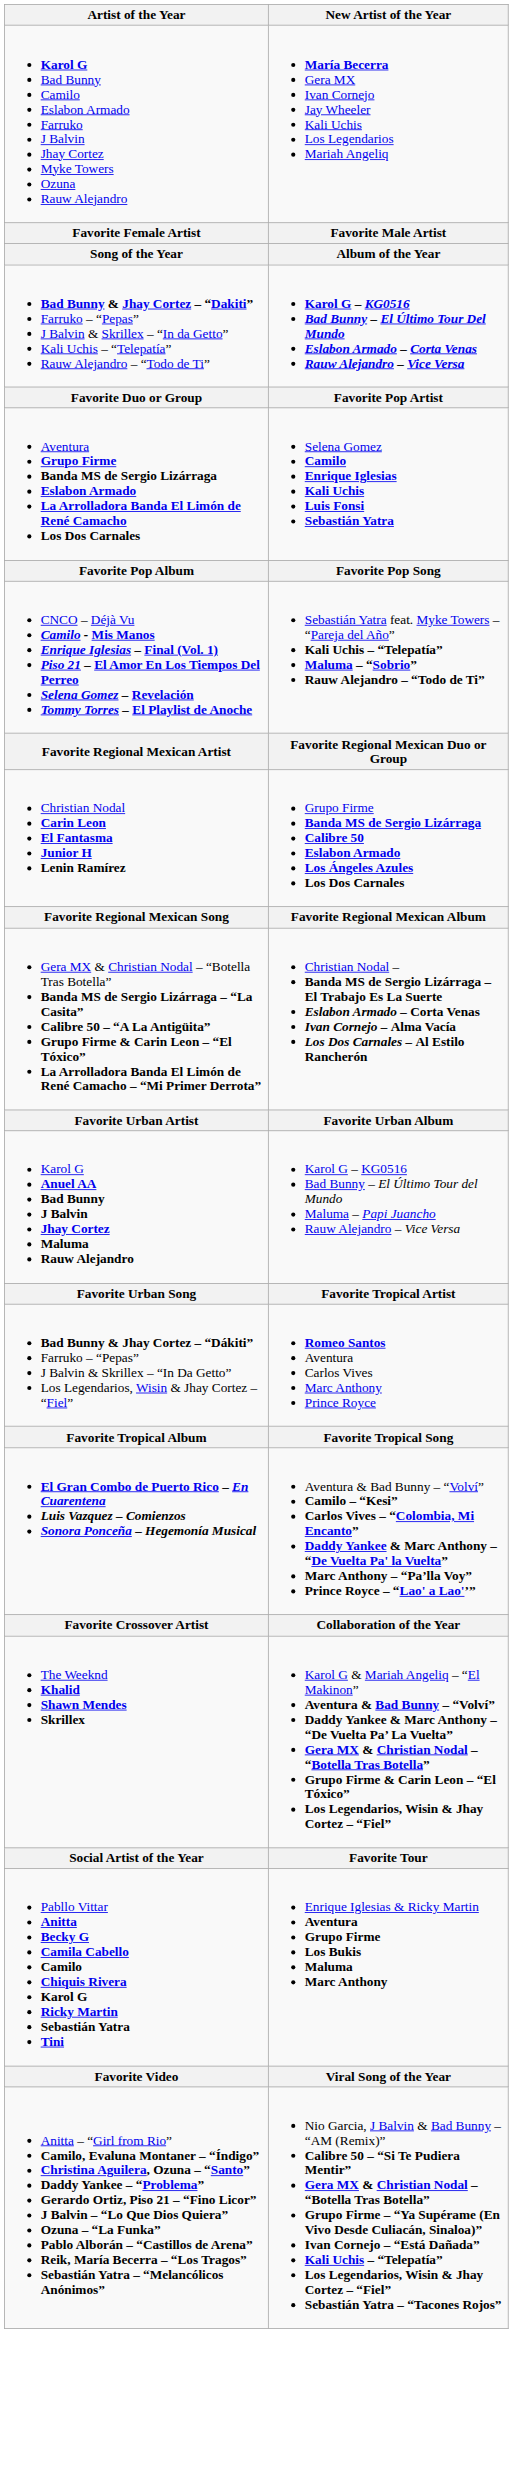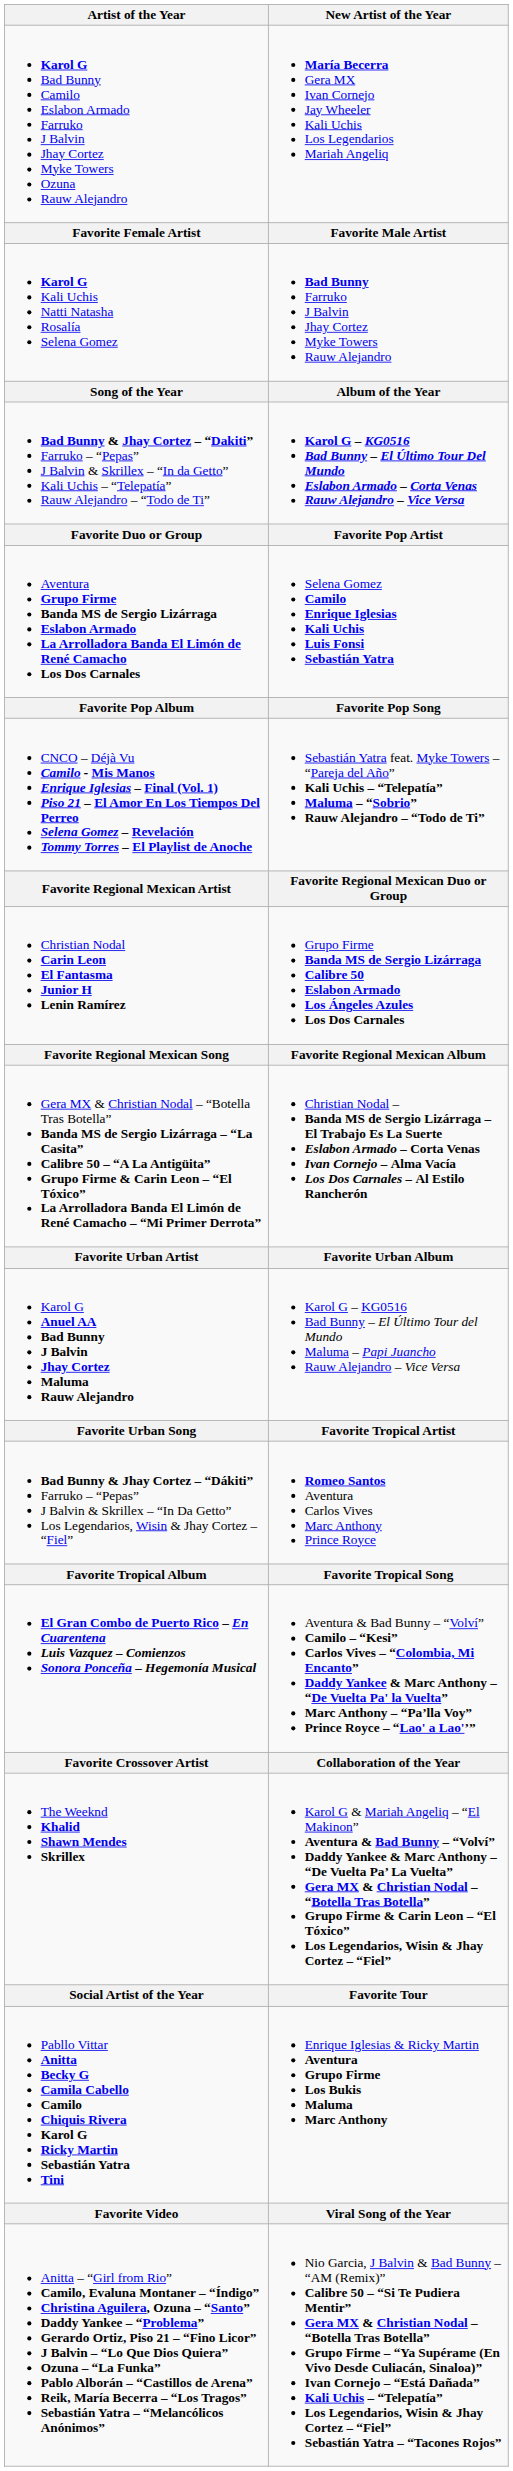+ row: (136, 312)
